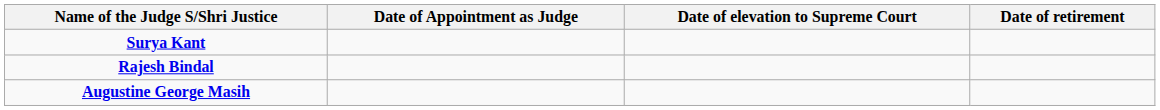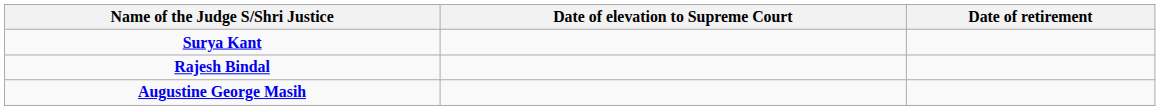- column: (476, 17)
